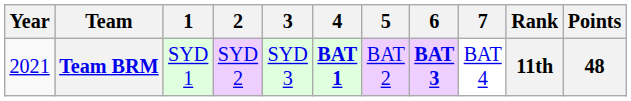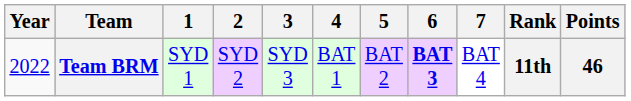(30, 66) 2021 -> (30, 66) 2022
(337, 66) bold -> (336, 66) normal
(595, 66) 48 -> (593, 66) 46
